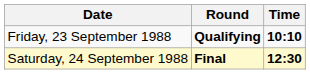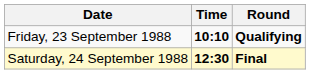columns swapped: (284, 15) <-> (228, 15)
